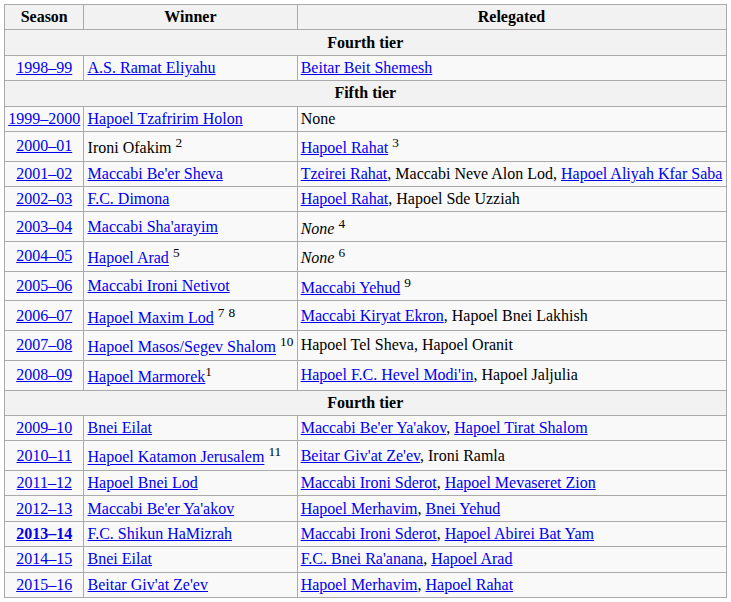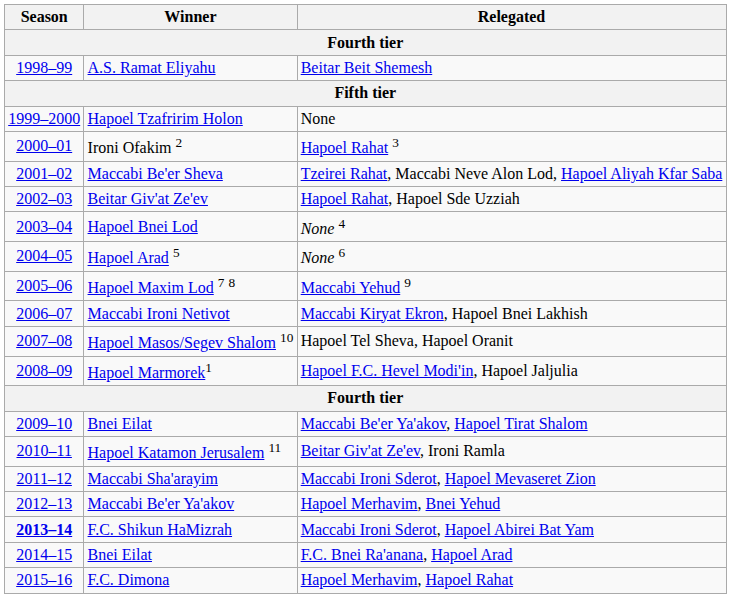(128, 199) F.C. Dimona -> (148, 199) Beitar Giv'at Ze'ev
(153, 226) Maccabi Sha'arayim -> (143, 226) Hapoel Bnei Lod
(159, 286) Maccabi Ironi Netivot -> (161, 286) Hapoel Maxim Lod 7 8
(161, 315) Hapoel Maxim Lod 7 8 -> (159, 313) Maccabi Ironi Netivot
(143, 483) Hapoel Bnei Lod -> (153, 478) Maccabi Sha'arayim
(148, 584) Beitar Giv'at Ze'ev -> (128, 580) F.C. Dimona
